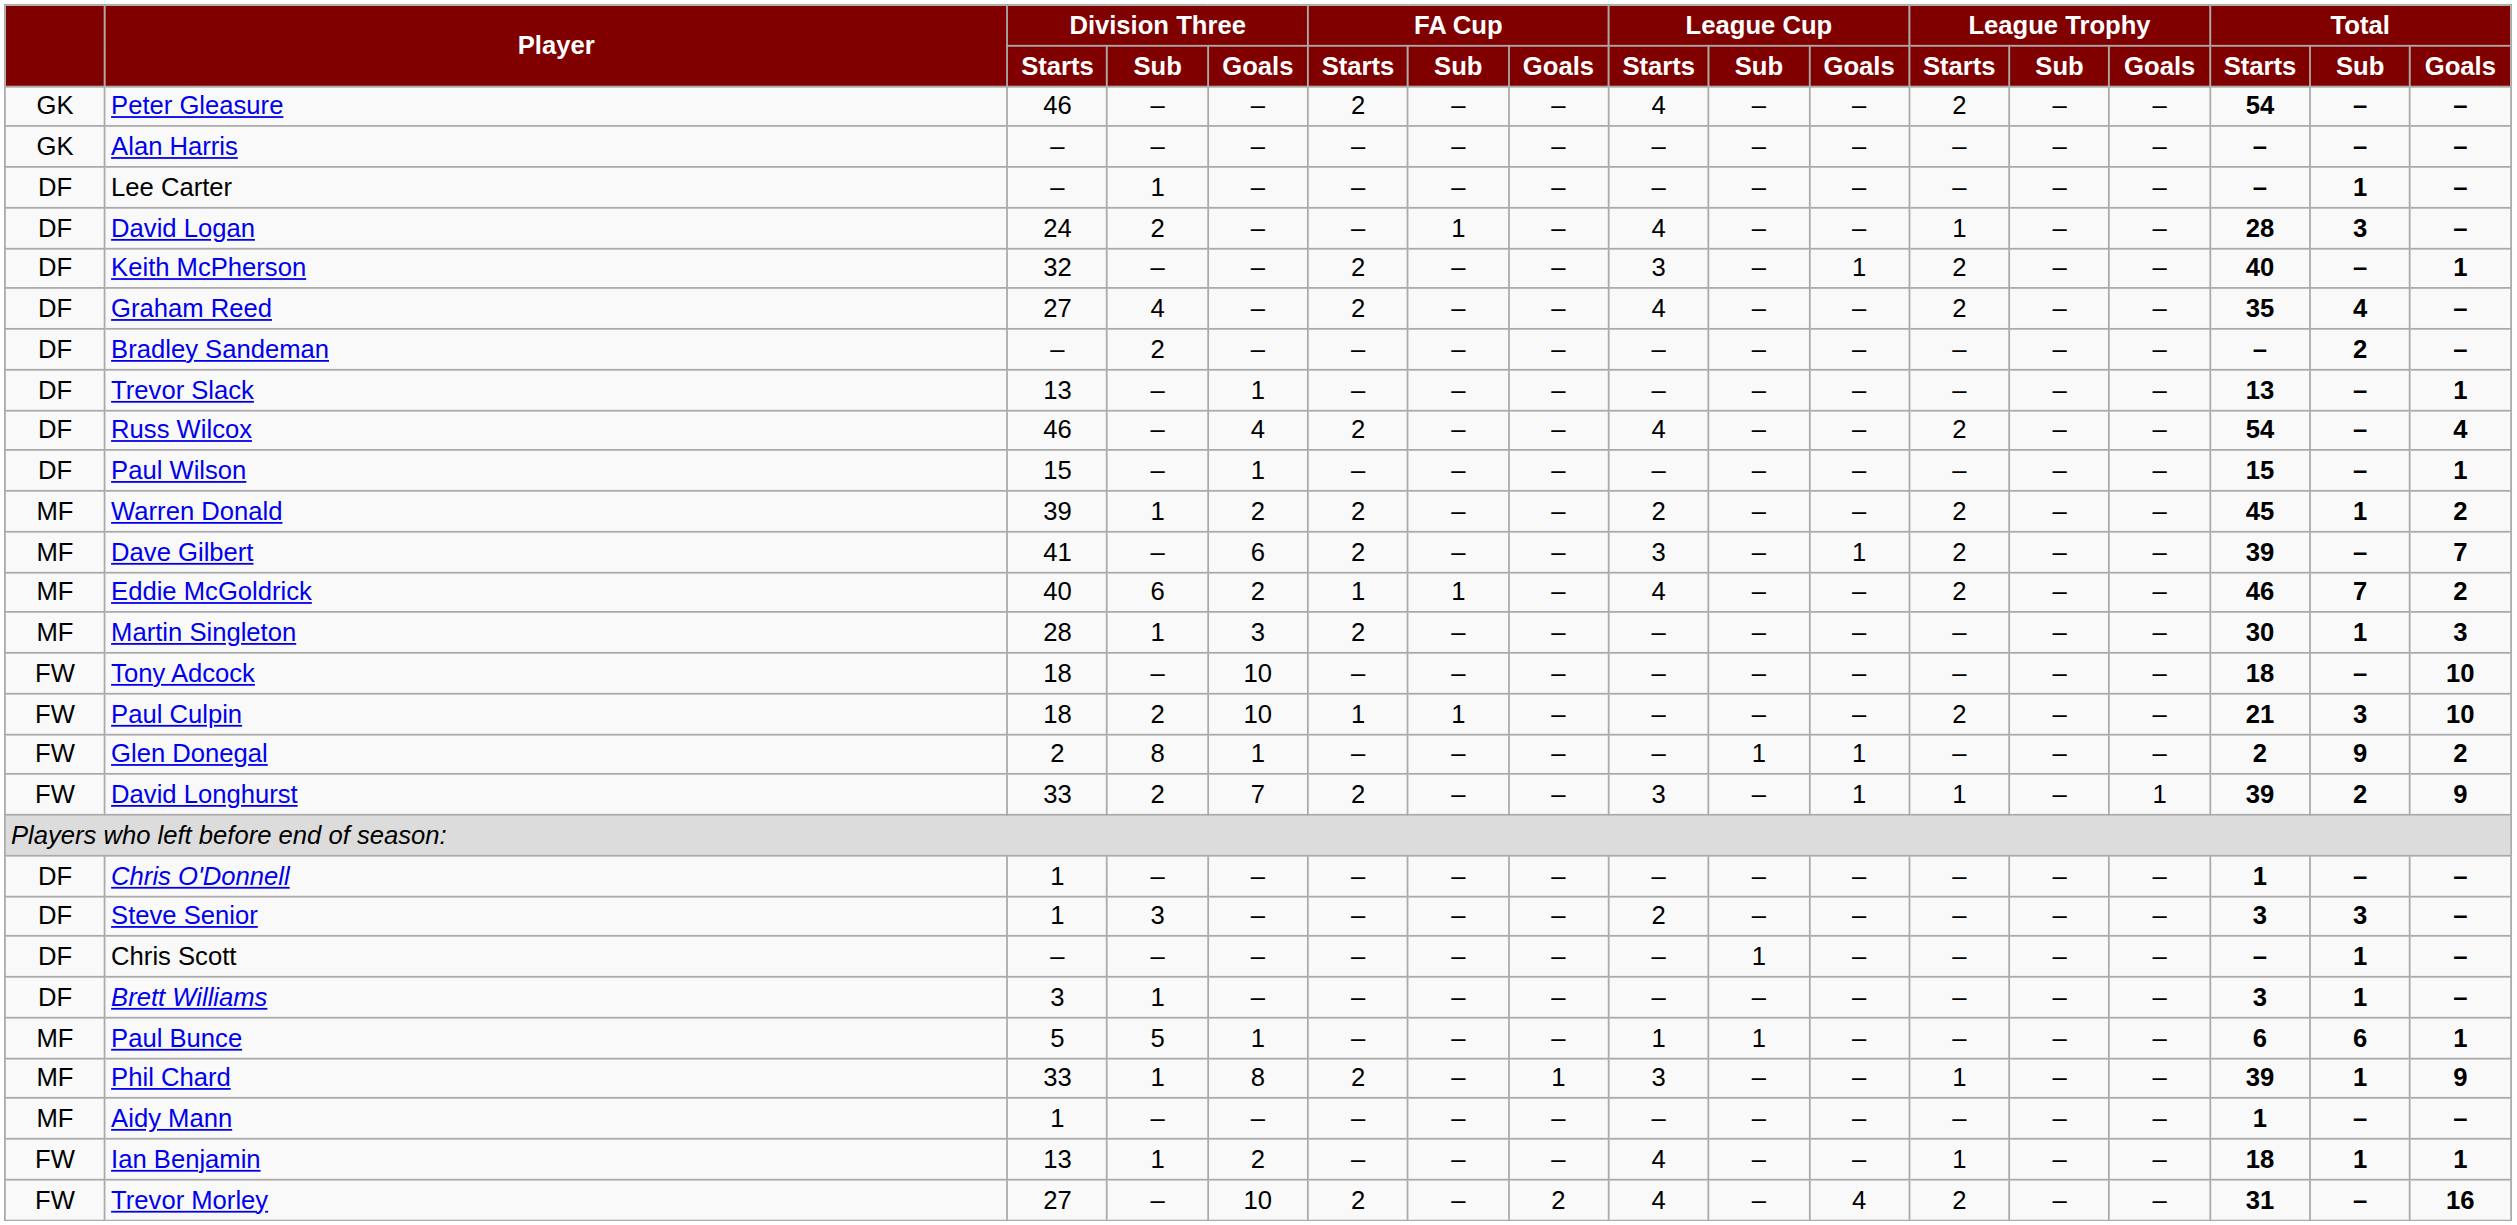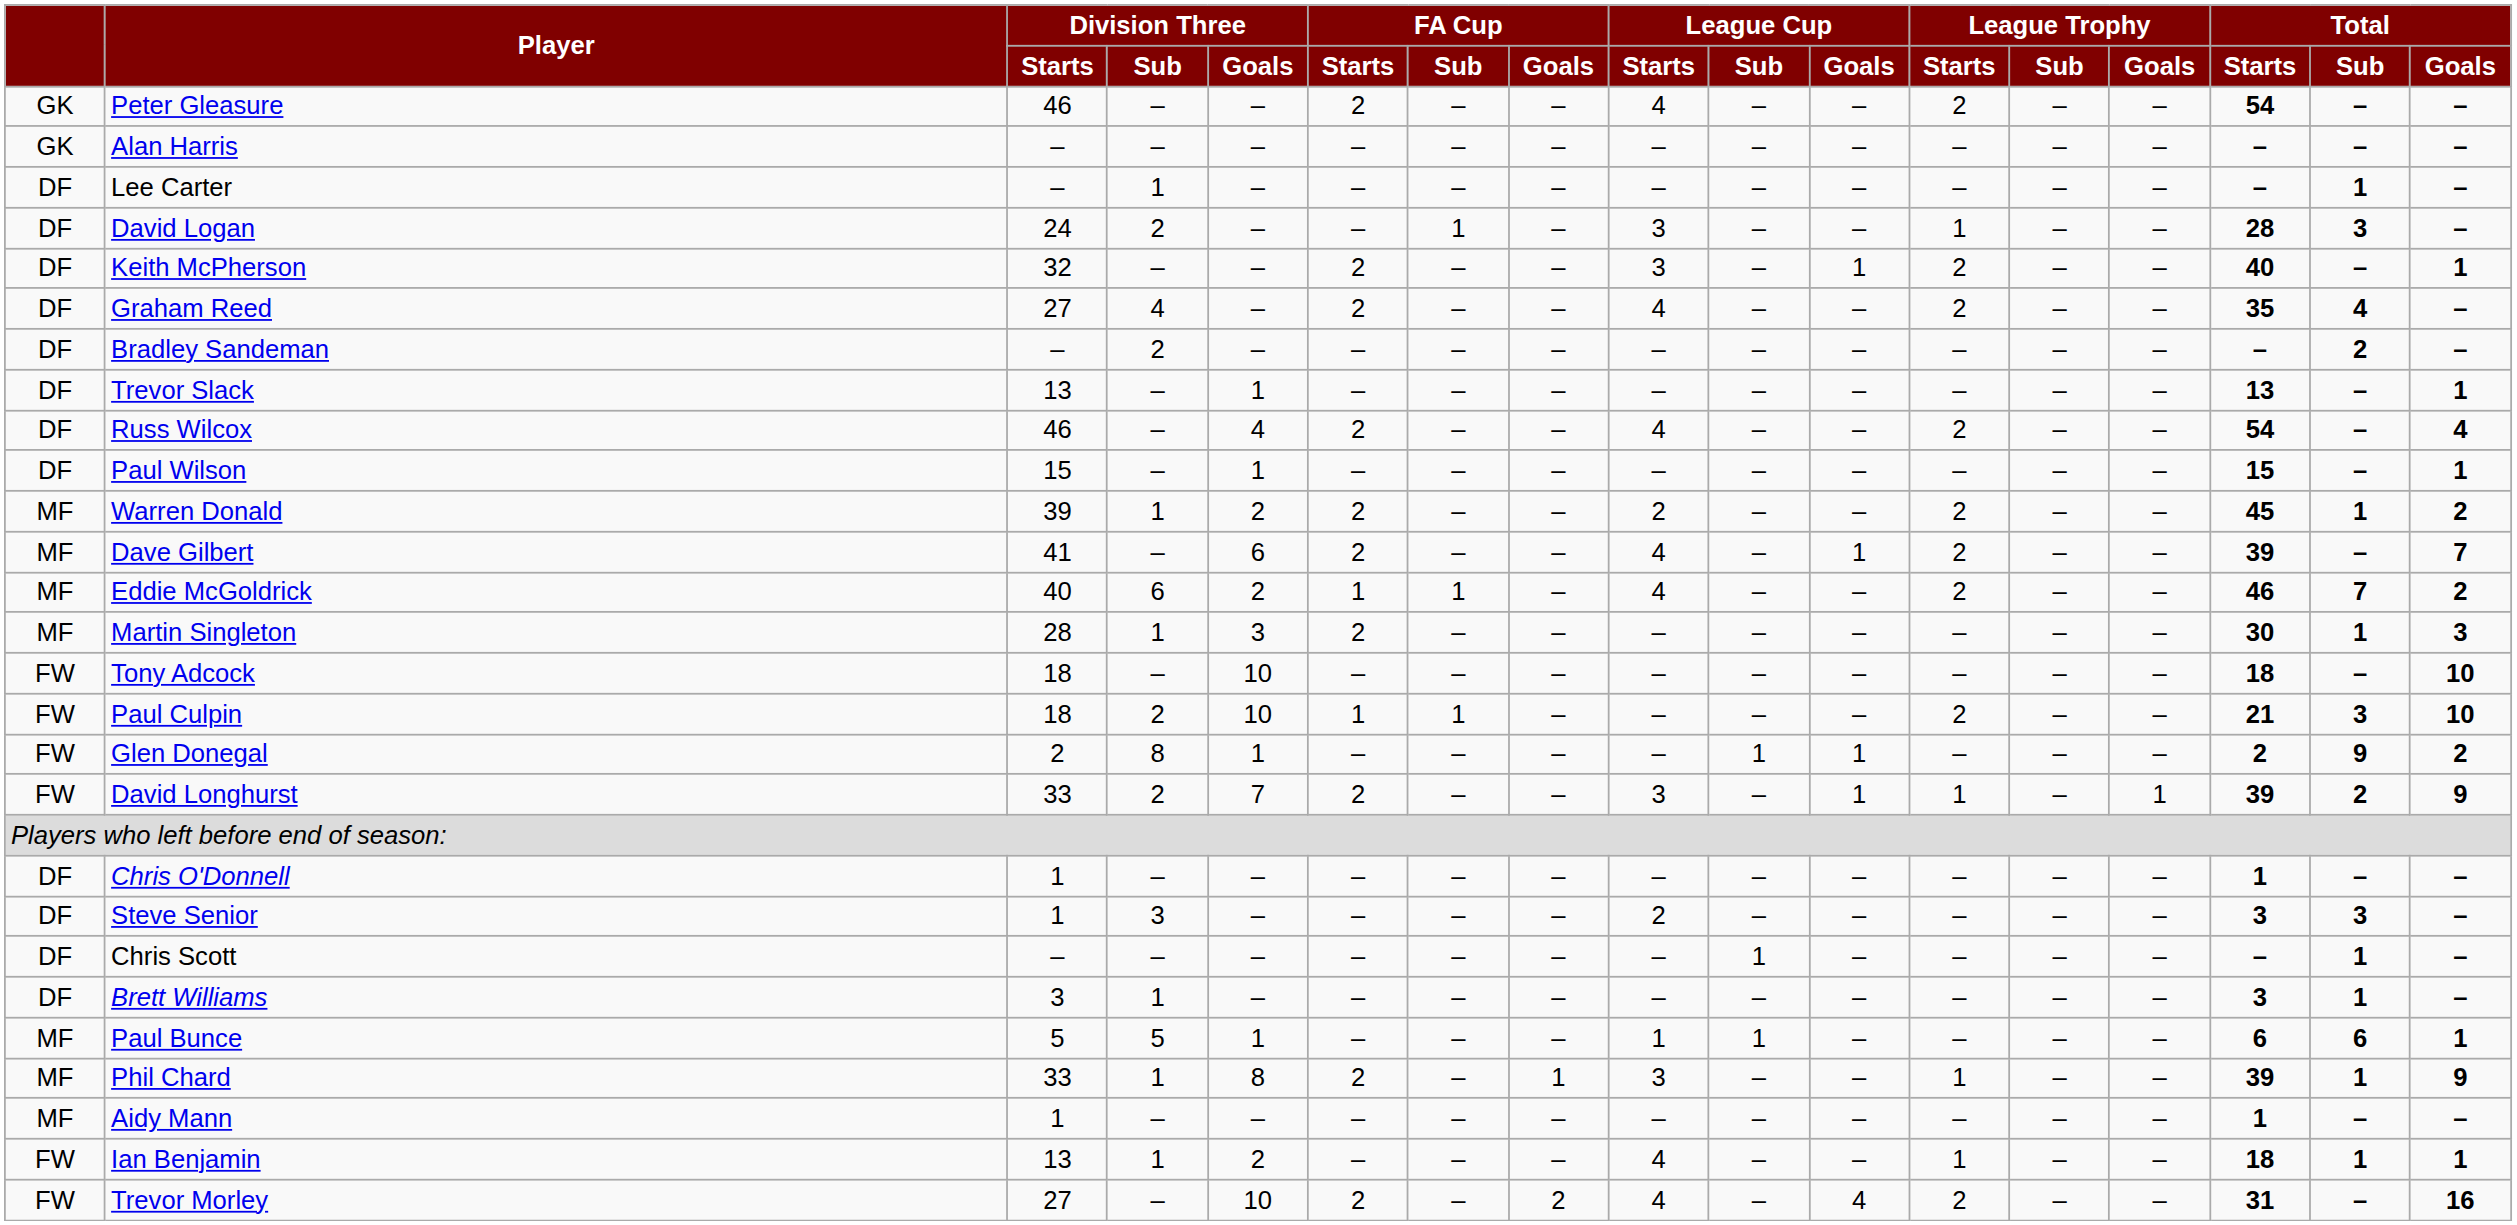(1659, 228) 4 -> (1659, 228) 3
(1659, 552) 3 -> (1659, 552) 4
